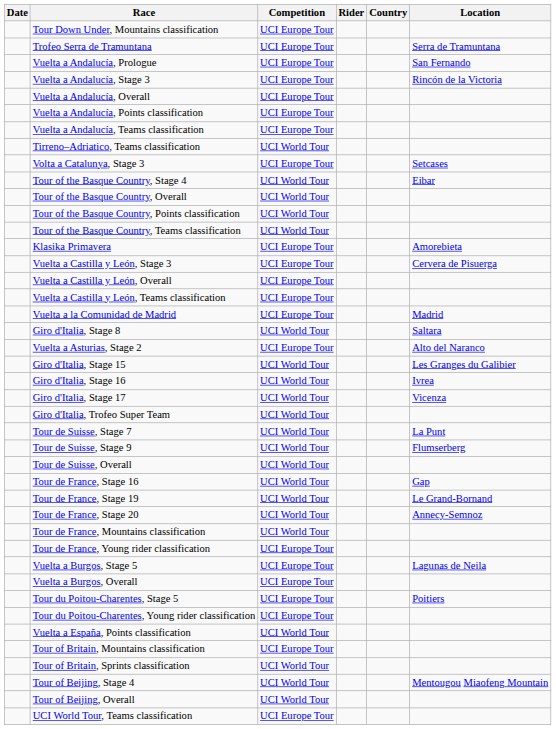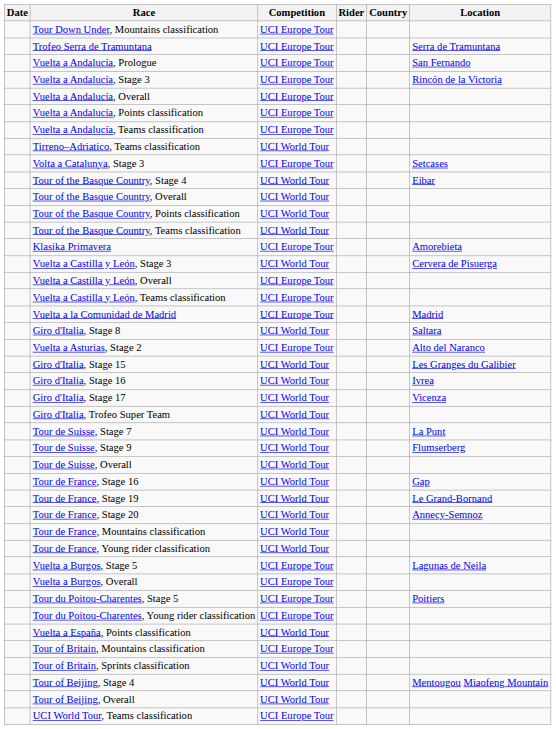(297, 264) UCI Europe Tour -> (295, 264) UCI World Tour
(297, 548) UCI Europe Tour -> (295, 548) UCI World Tour
